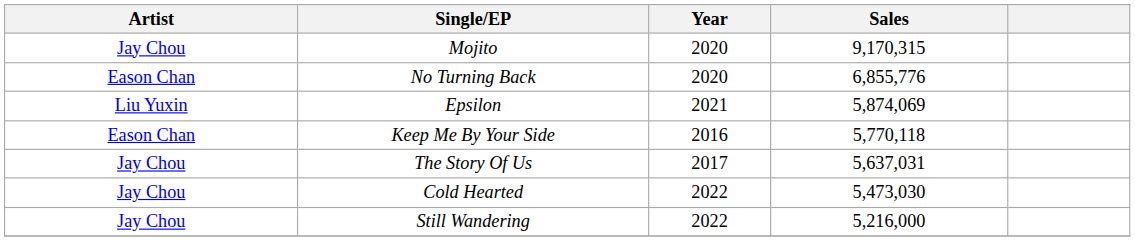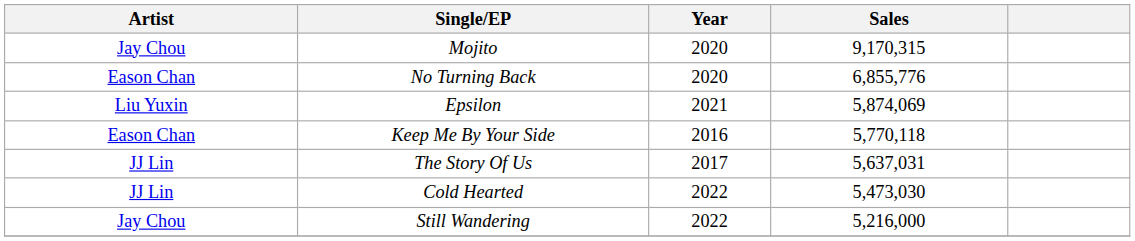(151, 163) Jay Chou -> (151, 163) JJ Lin
(151, 192) Jay Chou -> (151, 192) JJ Lin
